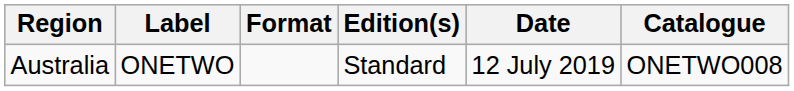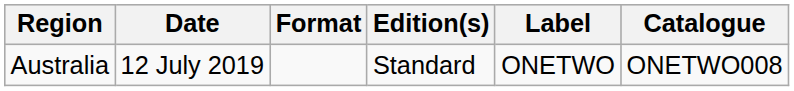columns swapped: (543, 24) <-> (177, 24)
